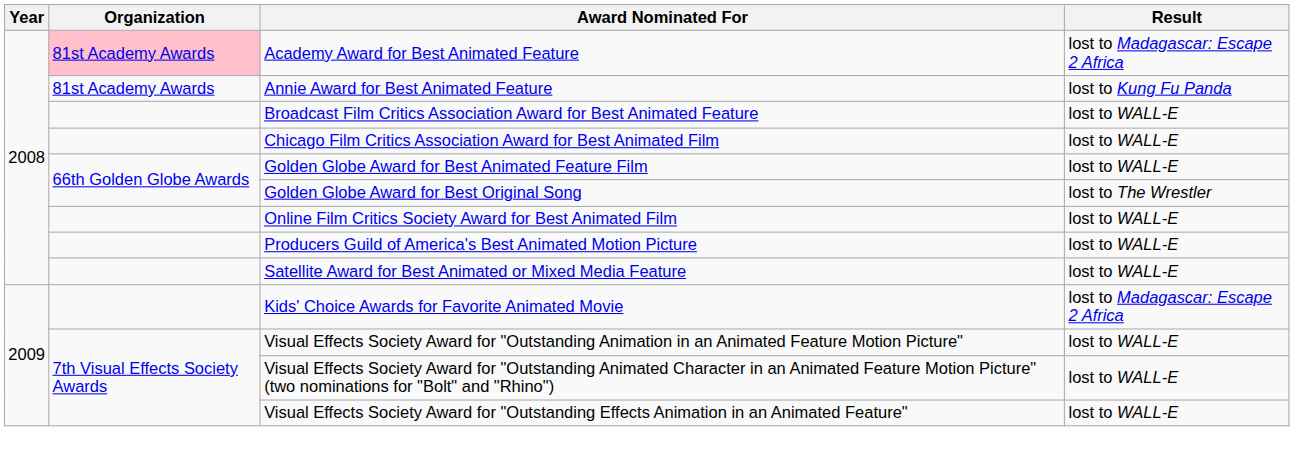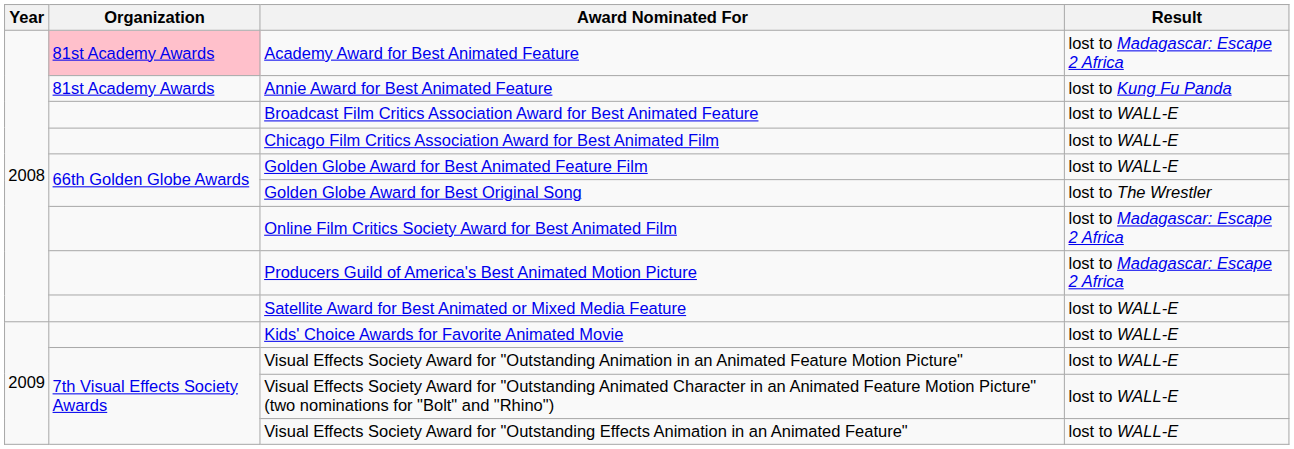(1123, 219) lost to WALL-E -> (1170, 228) lost to Madagascar: Escape 2 Africa
(1123, 245) lost to WALL-E -> (1170, 273) lost to Madagascar: Escape 2 Africa
(1170, 306) lost to Madagascar: Escape 2 Africa -> (1123, 334) lost to WALL-E
